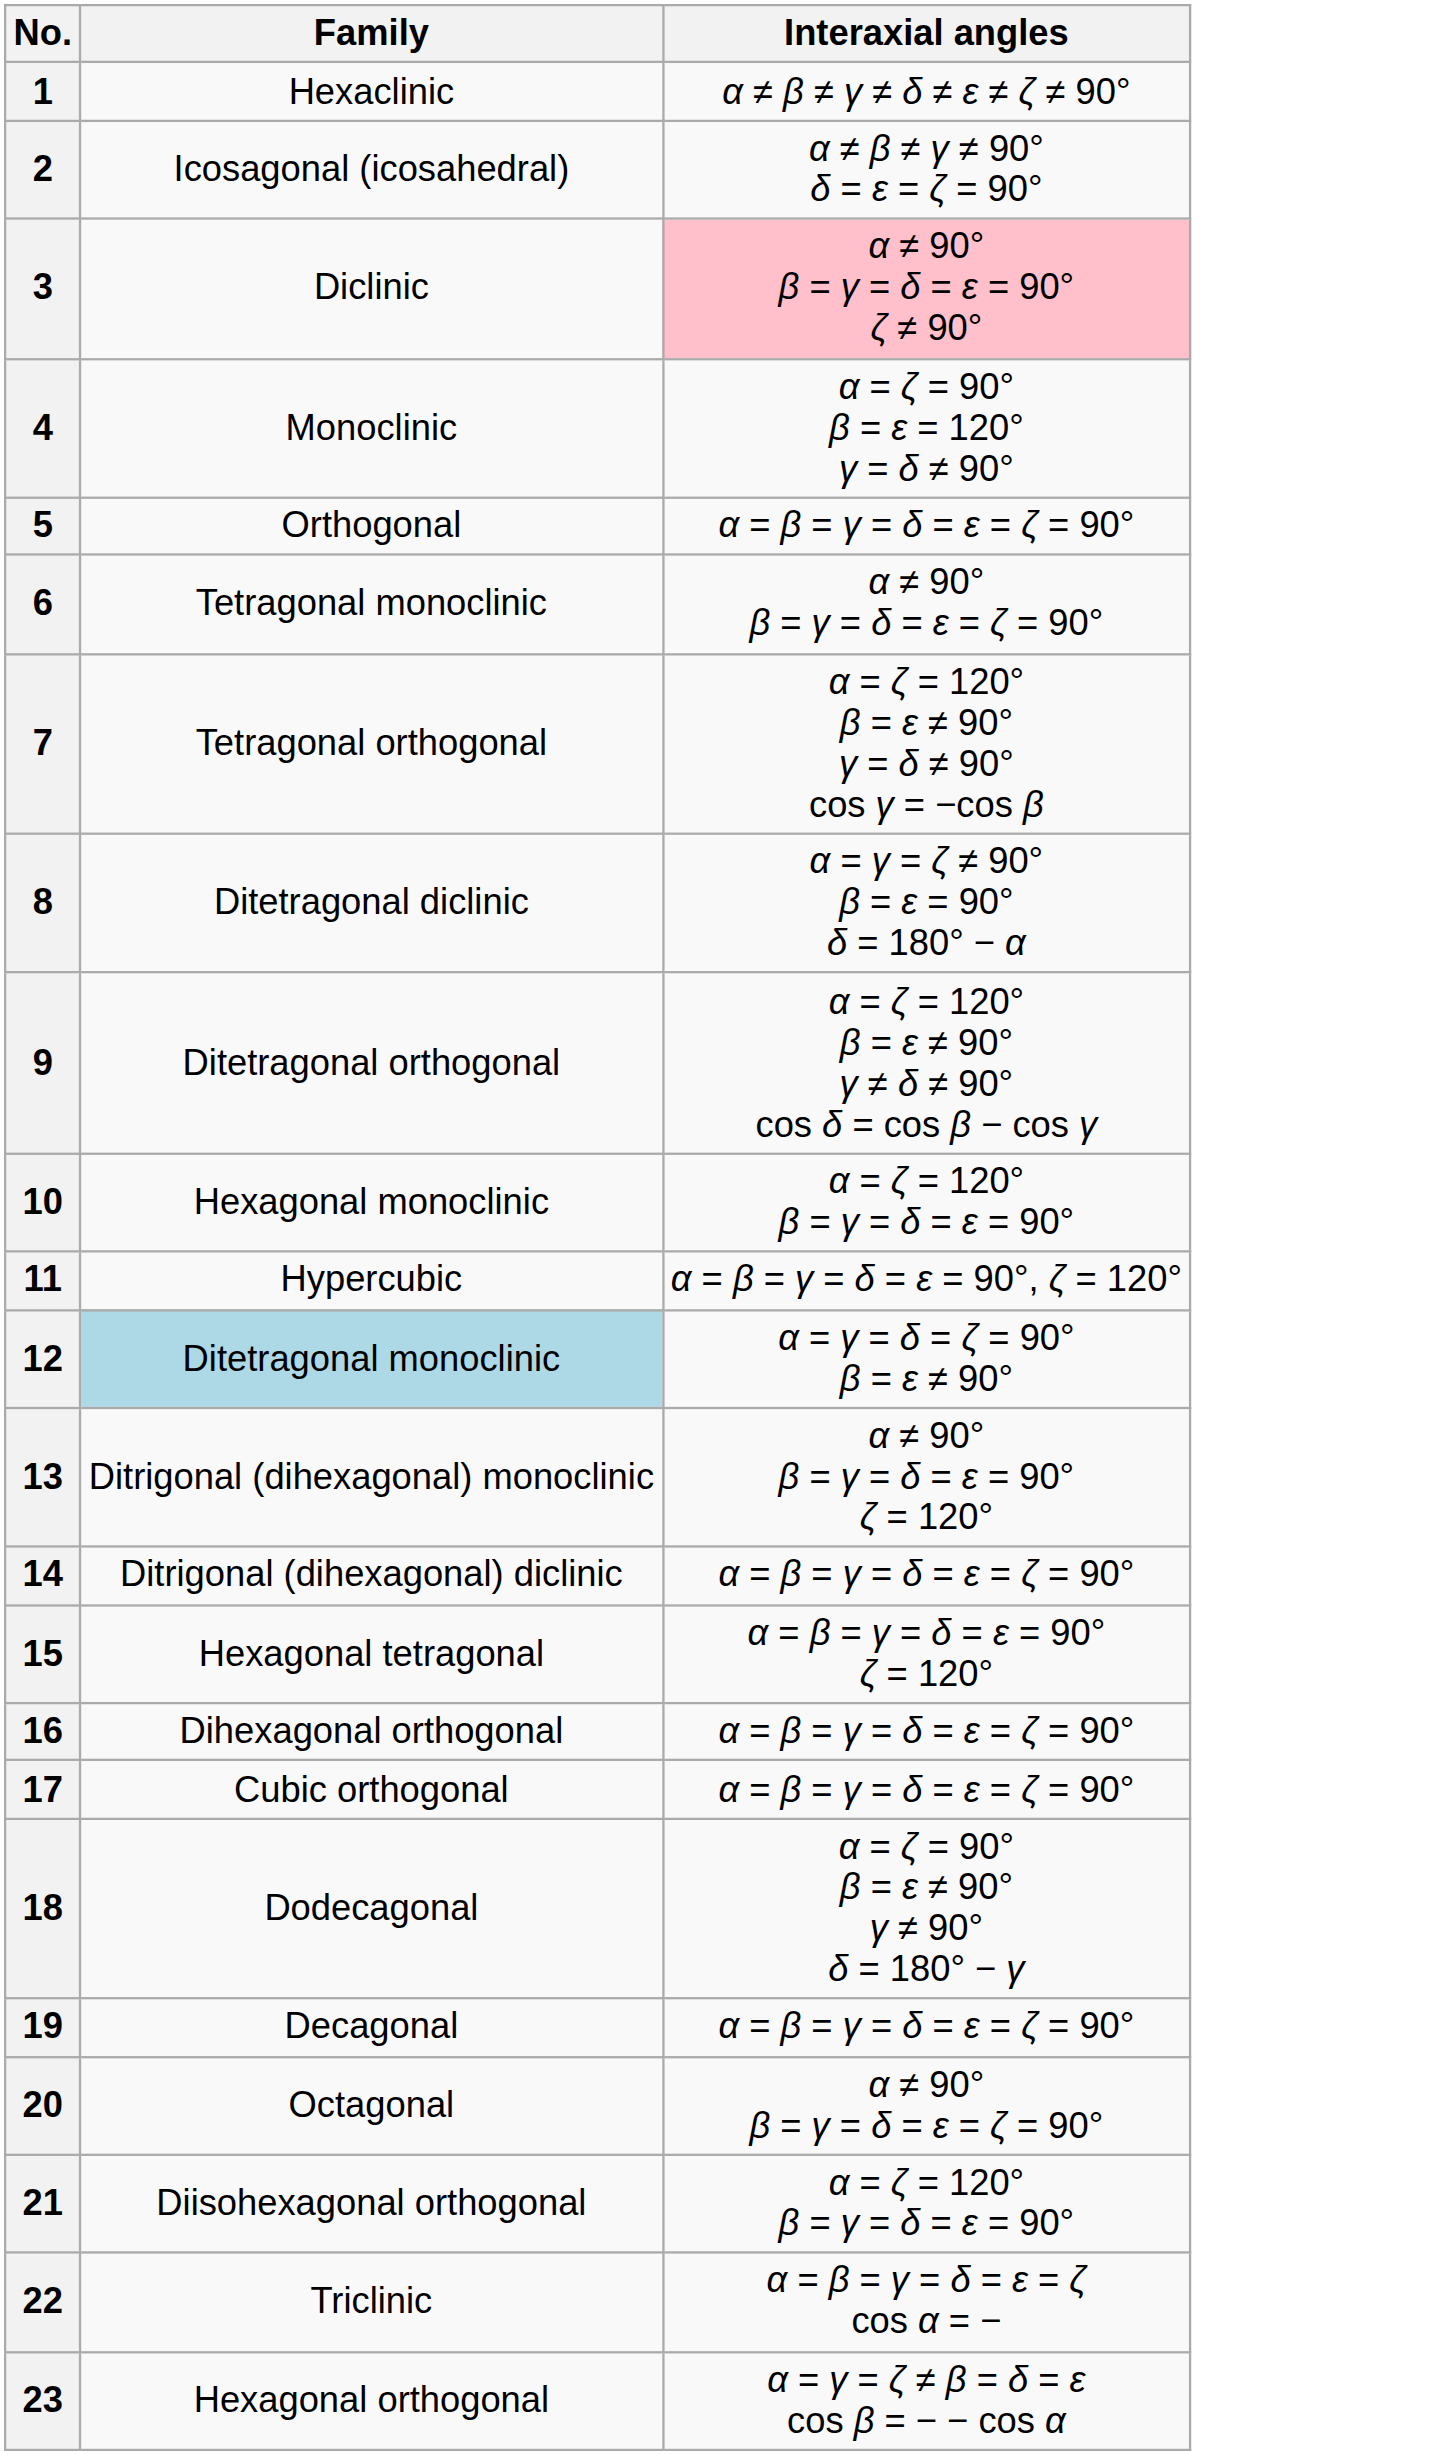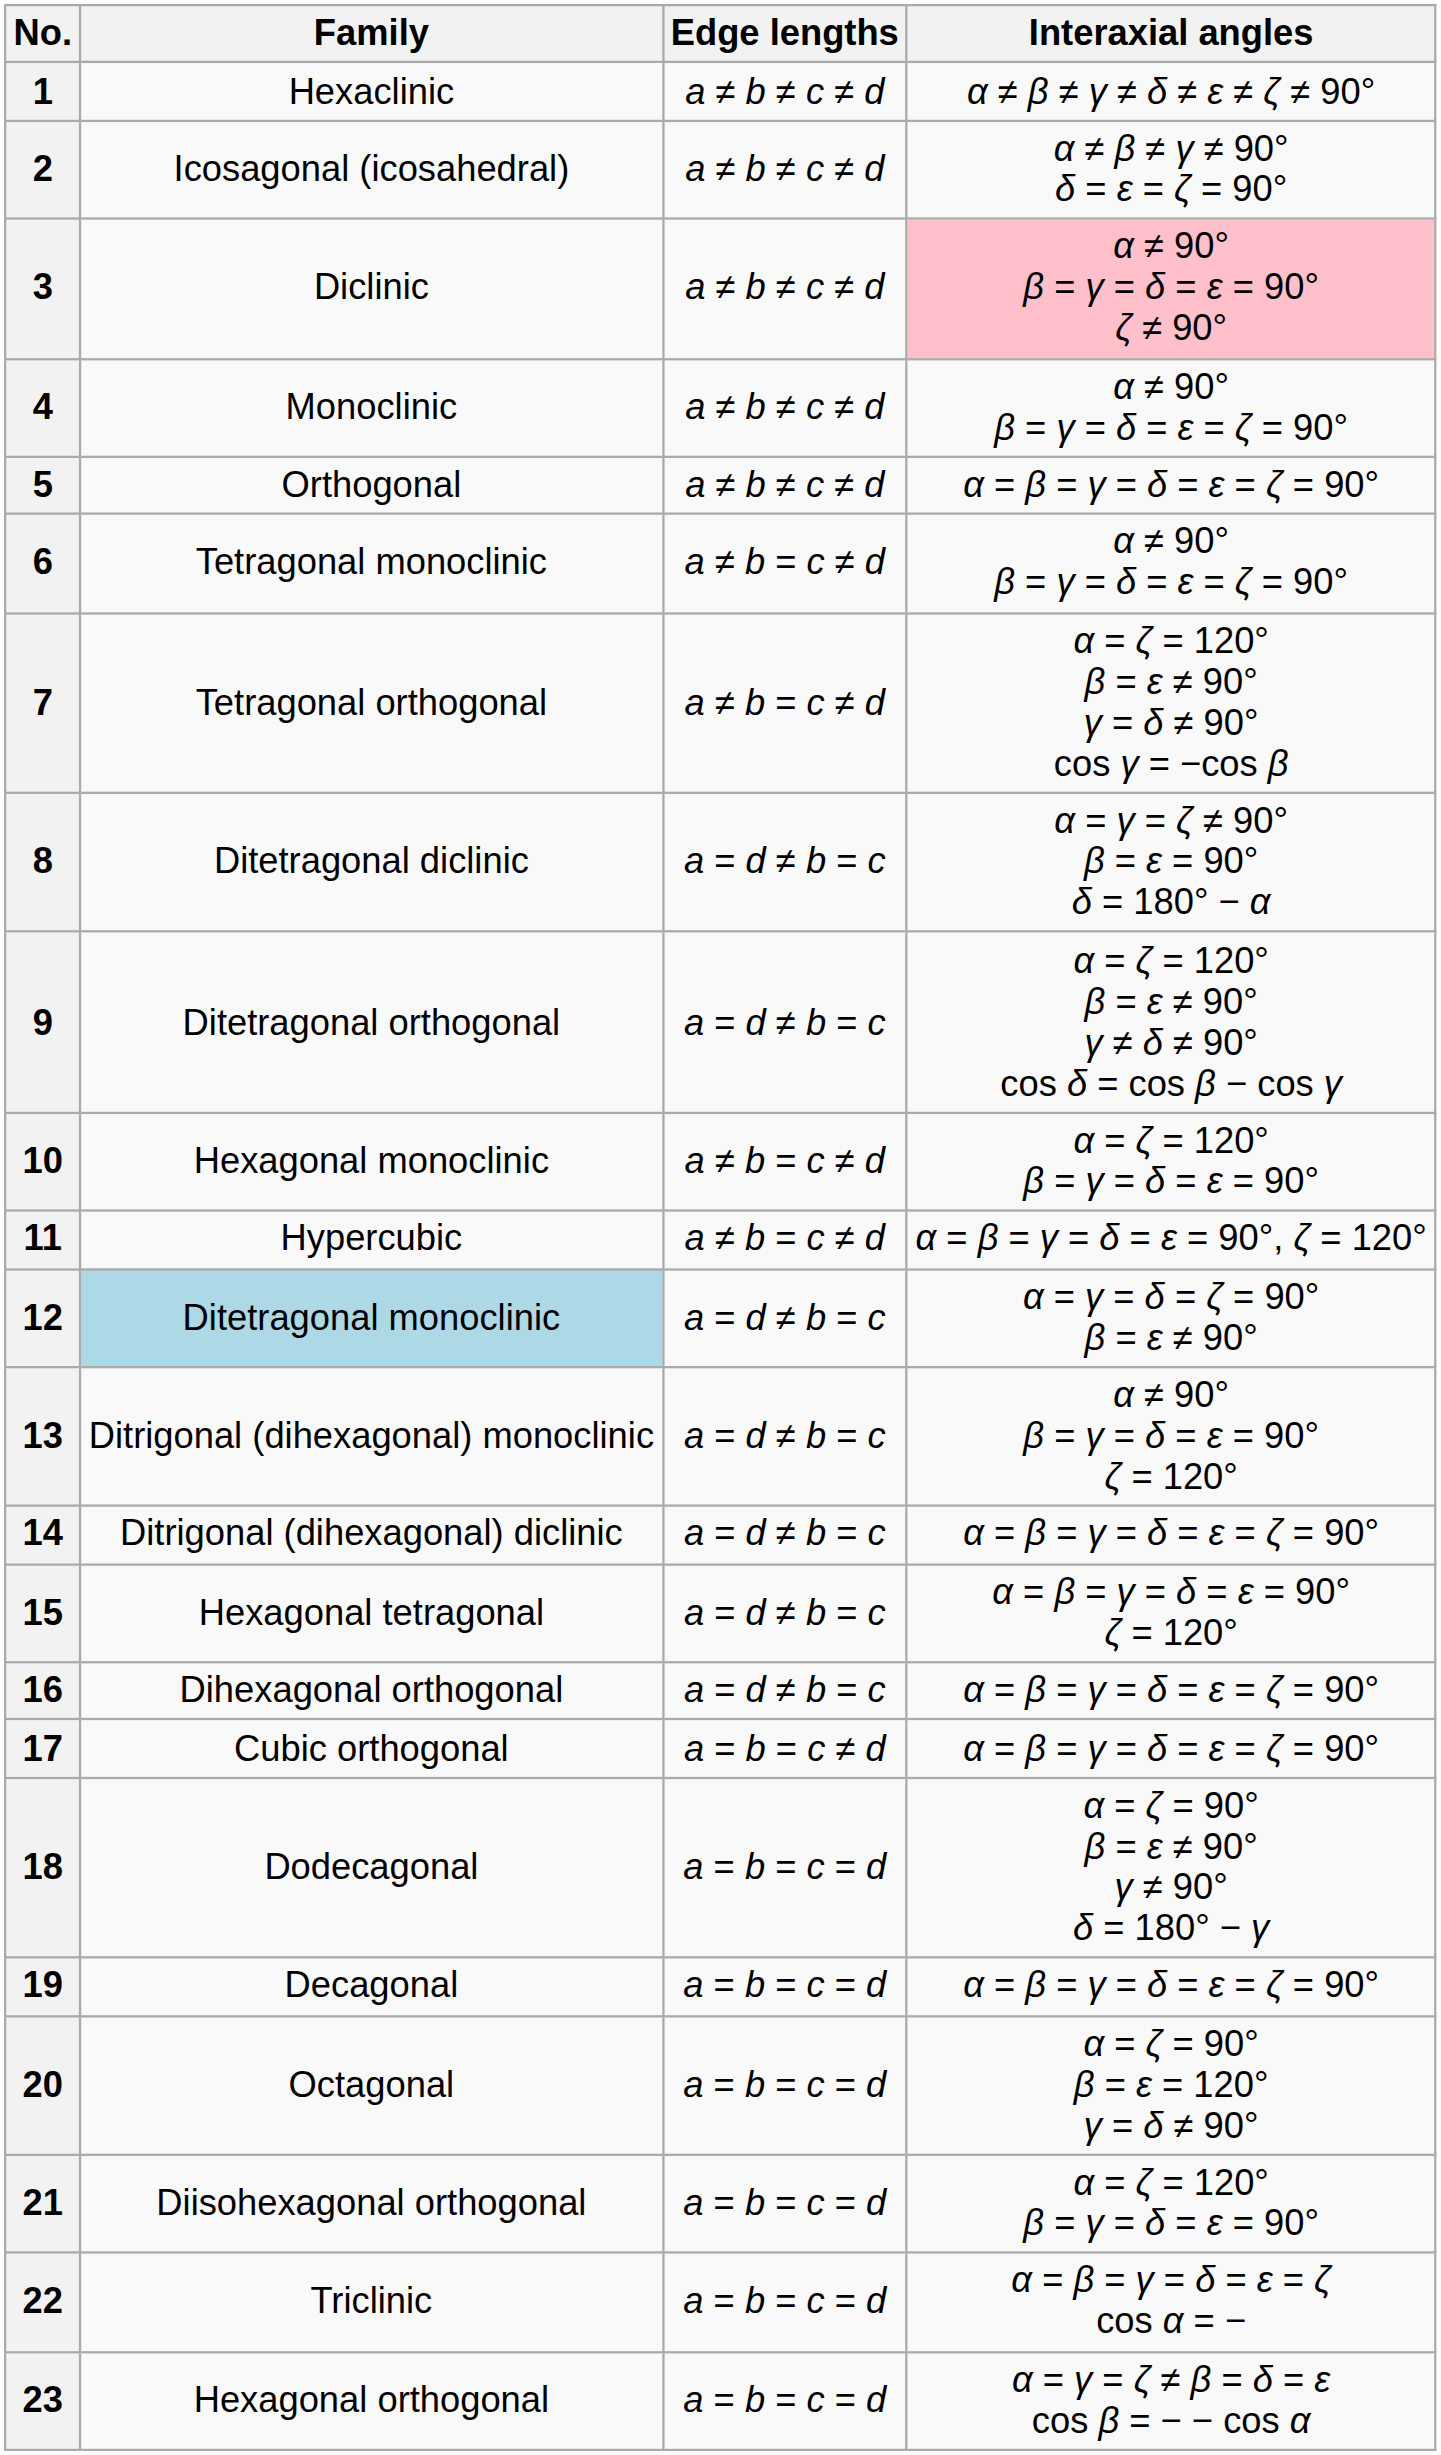+ column: (785, 33)
(926, 427) α = ζ = 90° β = ε = 120° γ = δ ≠ 90° -> (1171, 406) α ≠ 90° β = γ = δ = ε = ζ = 90°
(926, 2104) α ≠ 90° β = γ = δ = ε = ζ = 90° -> (1171, 2084) α = ζ = 90° β = ε = 120° γ = δ ≠ 90°
